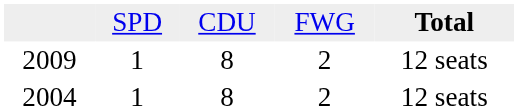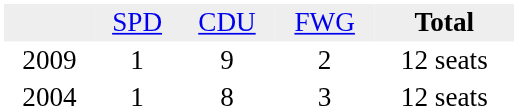(227, 59) 8 -> (227, 59) 9
(325, 97) 2 -> (325, 97) 3
